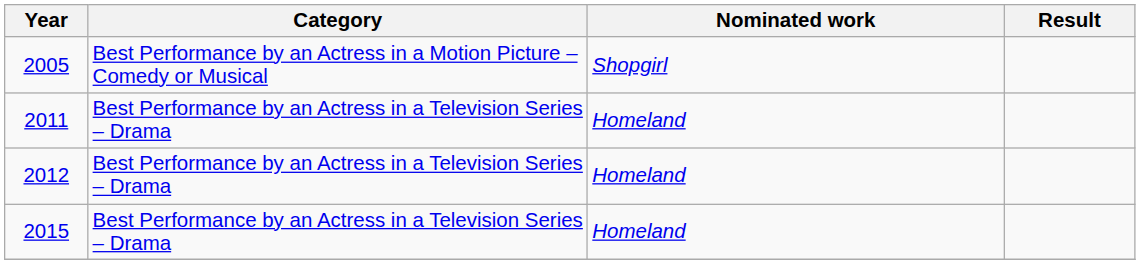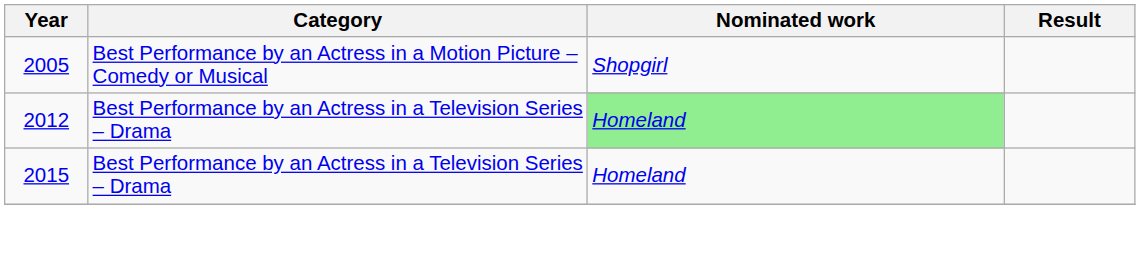- row: (46, 120)
(639, 175) no background -> (639, 120) lightgreen background
